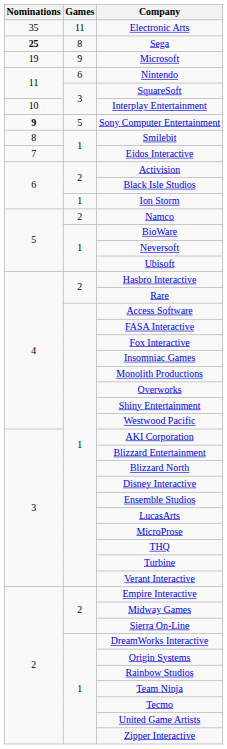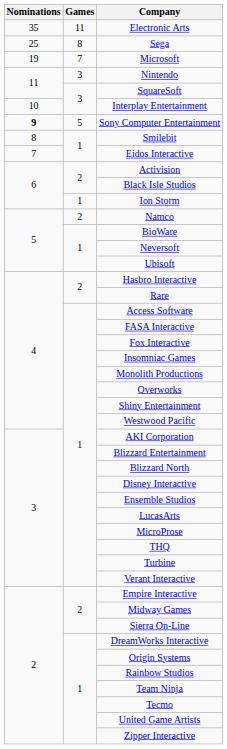(34, 43) bold -> (34, 43) normal
(80, 59) 9 -> (80, 59) 7
(80, 75) 6 -> (80, 75) 3
